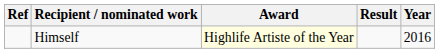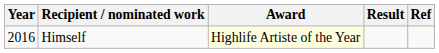columns swapped: (417, 15) <-> (18, 15)
